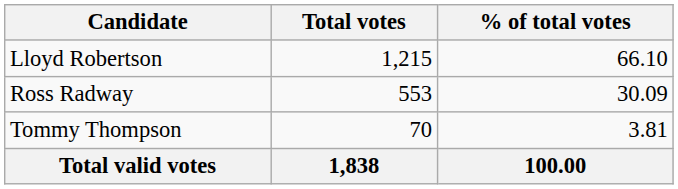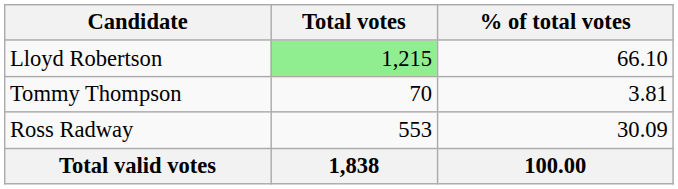(407, 58) no background -> (407, 58) lightgreen background
rows swapped: (72, 93) <-> (96, 129)
